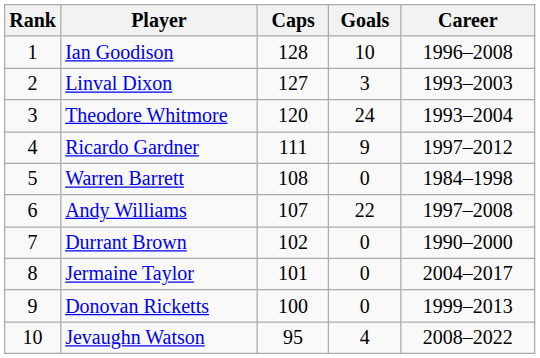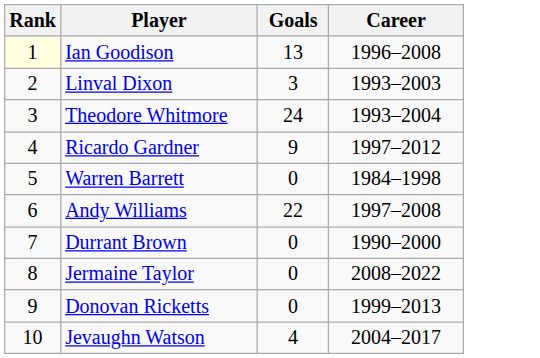- column: (293, 20)
(33, 52) no background -> (33, 52) lightyellow background
(365, 52) 10 -> (293, 52) 13
(468, 274) 2004–2017 -> (396, 274) 2008–2022
(468, 337) 2008–2022 -> (396, 337) 2004–2017
